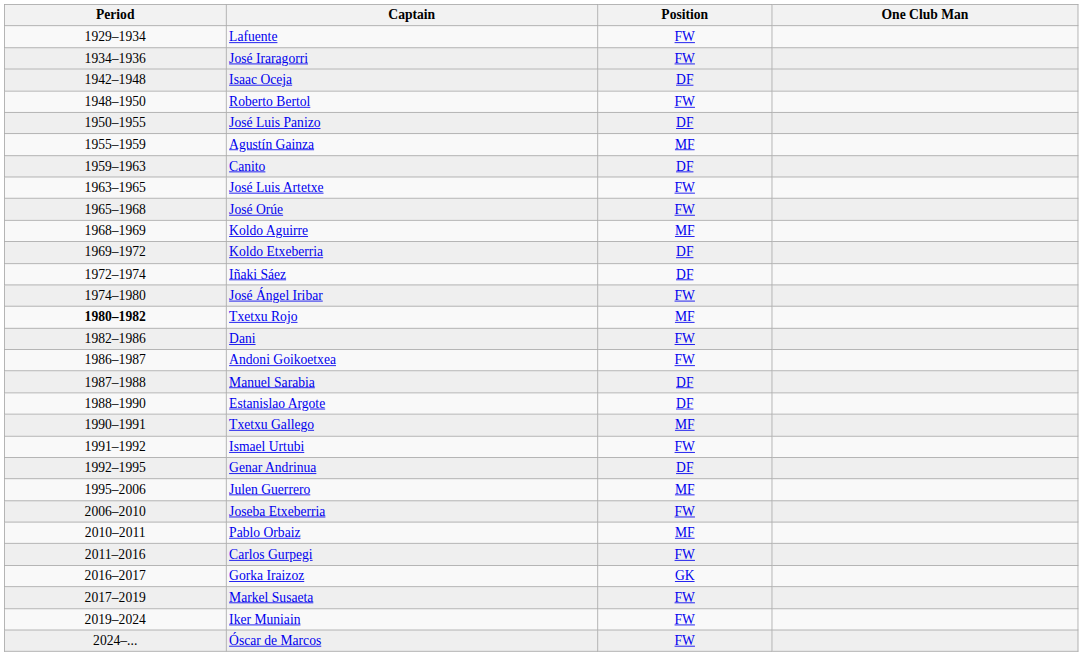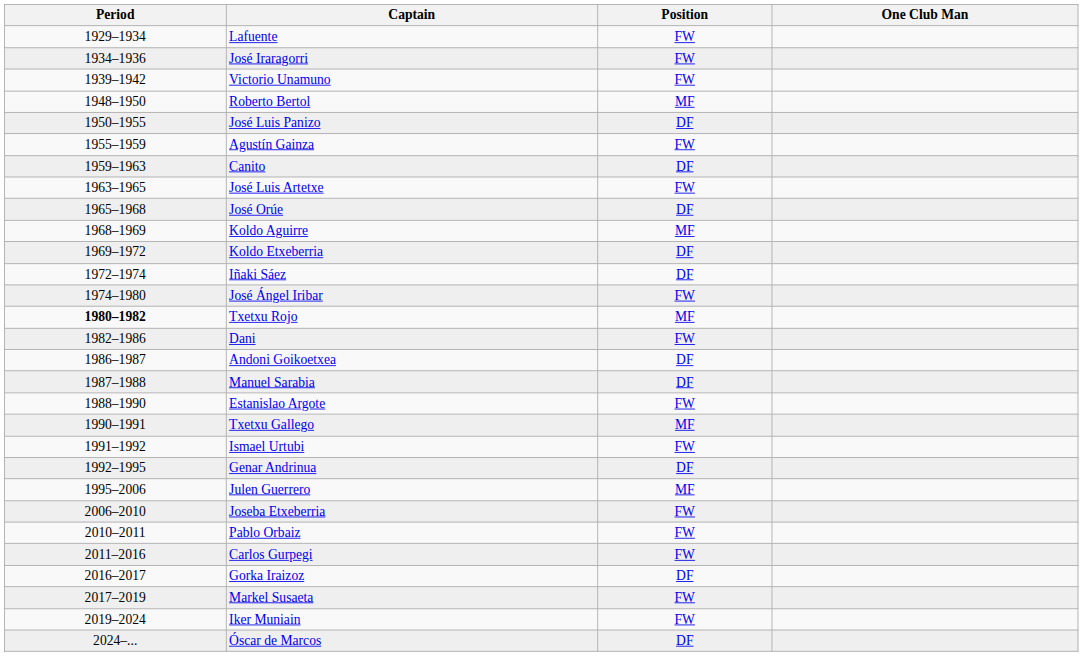+ row: (280, 79)
- row: (261, 79)
(685, 101) FW -> (685, 101) MF
(685, 144) MF -> (685, 144) FW
(685, 209) FW -> (685, 209) DF
(685, 360) FW -> (685, 360) DF
(685, 403) DF -> (685, 403) FW
(685, 532) MF -> (685, 532) FW
(685, 576) GK -> (685, 576) DF
(685, 640) FW -> (685, 640) DF
